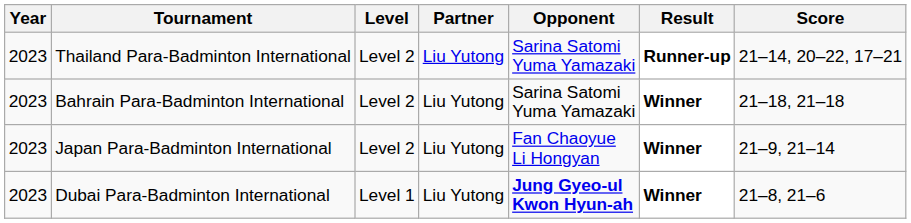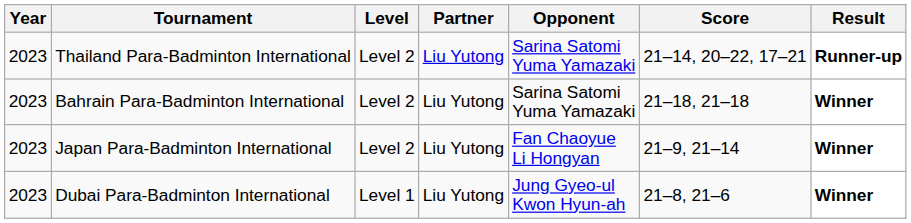columns swapped: (820, 19) <-> (687, 19)
(573, 195) bold -> (569, 195) normal
